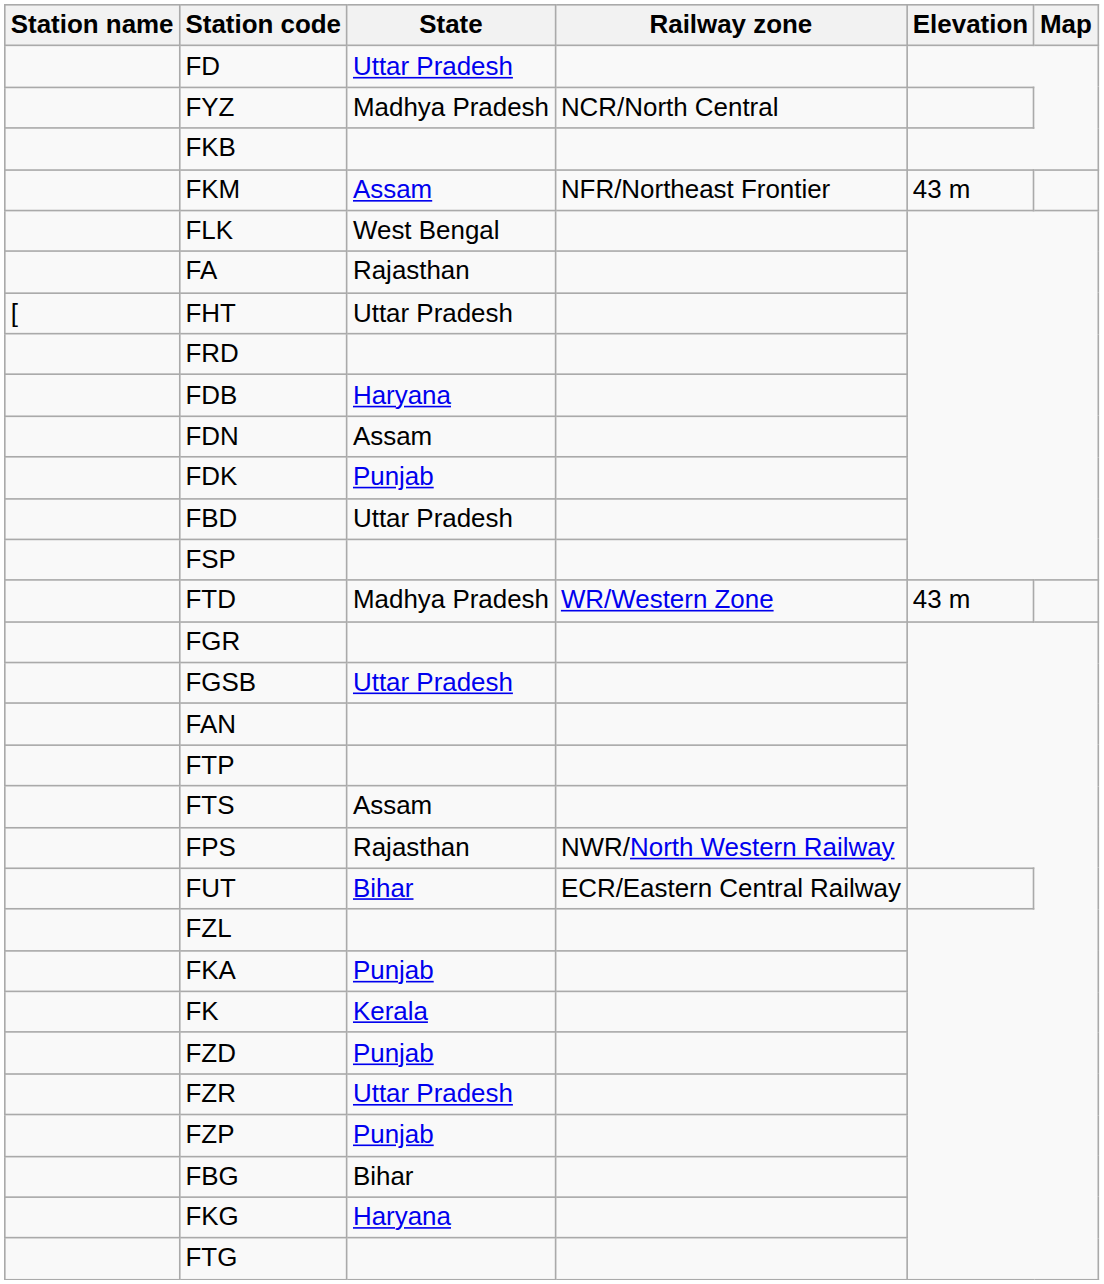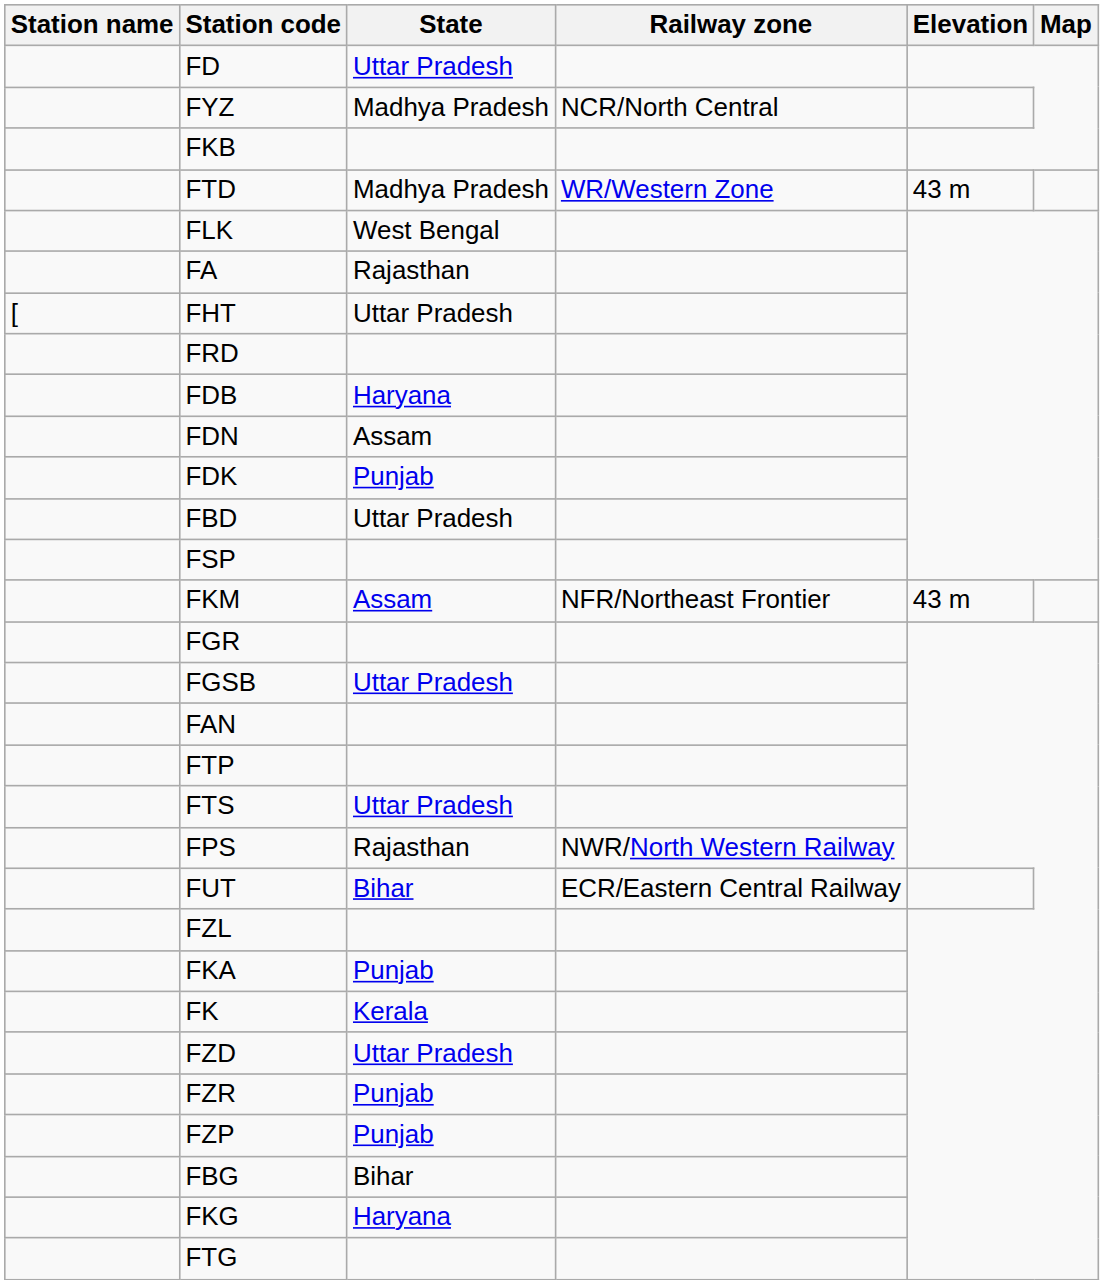rows swapped: (213, 189) <-> (211, 600)
(393, 806) Assam -> (433, 806) Uttar Pradesh
(393, 1052) Punjab -> (433, 1052) Uttar Pradesh
(433, 1093) Uttar Pradesh -> (393, 1093) Punjab
